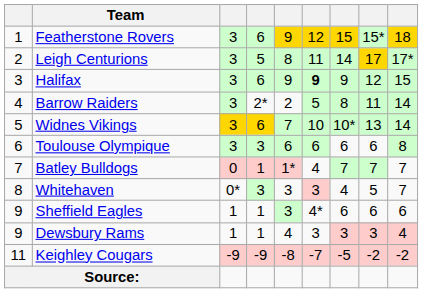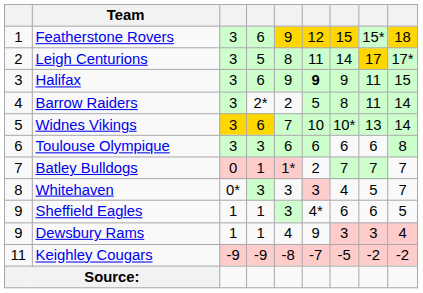(373, 81) 12 -> (373, 81) 11
(316, 168) 4 -> (316, 168) 2
(403, 212) 6 -> (403, 212) 5
(316, 234) 3 -> (316, 234) 9
